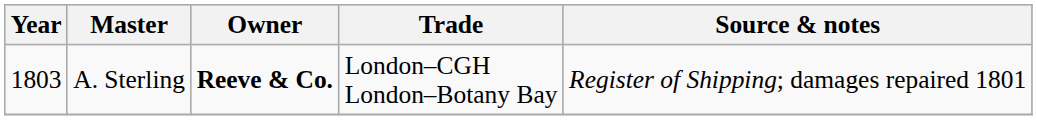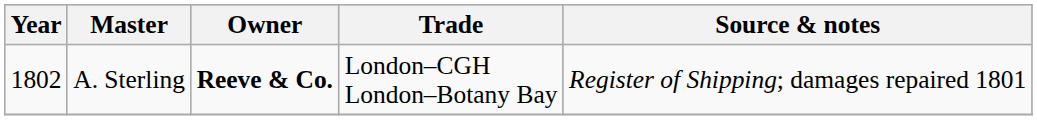(36, 79) 1803 -> (36, 79) 1802
